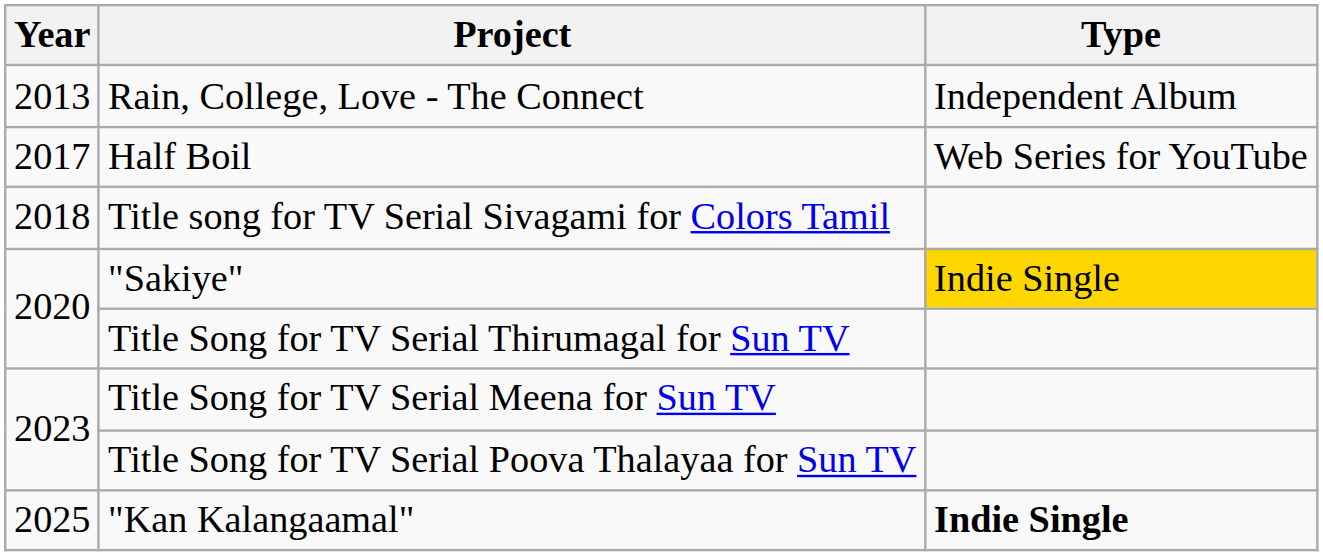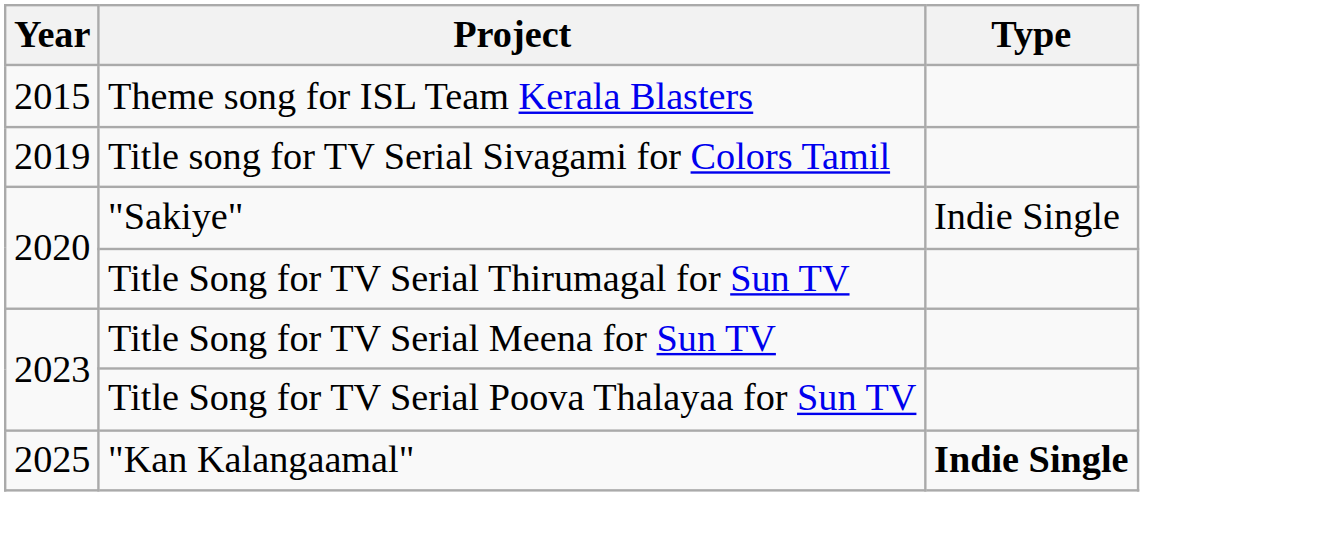- row: (376, 95)
+ row: (431, 95)
- row: (180, 156)
(52, 216) 2018 -> (52, 156) 2019
(1027, 277) gold background -> (1027, 216) no background
